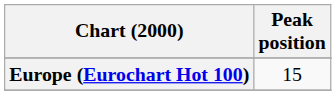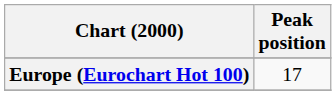(292, 74) 15 -> (292, 74) 17
